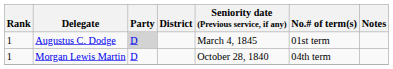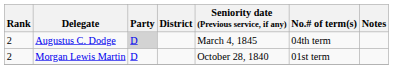(9, 40) 1 -> (9, 40) 2
(310, 40) 01st term -> (311, 40) 04th term
(9, 56) 1 -> (9, 56) 2
(311, 56) 04th term -> (310, 56) 01st term
